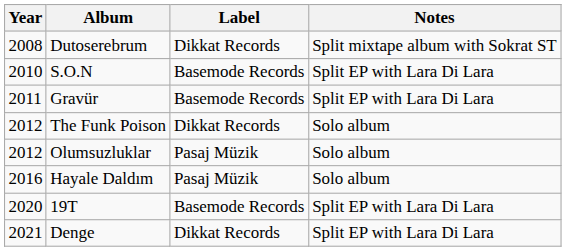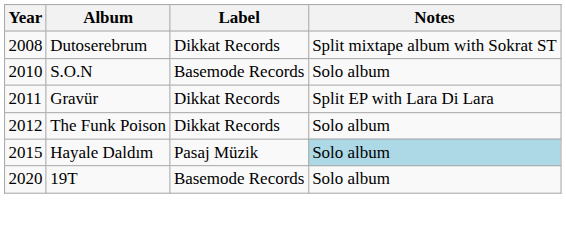(403, 71) Split EP with Lara Di Lara -> (351, 71) Solo album
(239, 98) Basemode Records -> (227, 98) Dikkat Records
- row: (101, 152)
(25, 179) 2016 -> (25, 152) 2015
(351, 179) no background -> (351, 152) lightblue background
(403, 206) Split EP with Lara Di Lara -> (351, 179) Solo album
- row: (72, 233)
